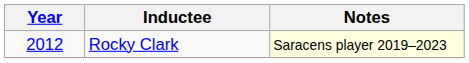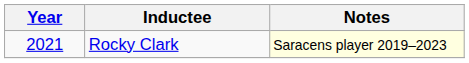(45, 44) 2012 -> (45, 44) 2021
